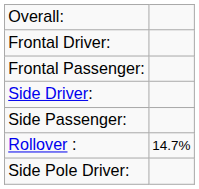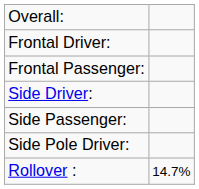rows swapped: (69, 171) <-> (42, 145)
